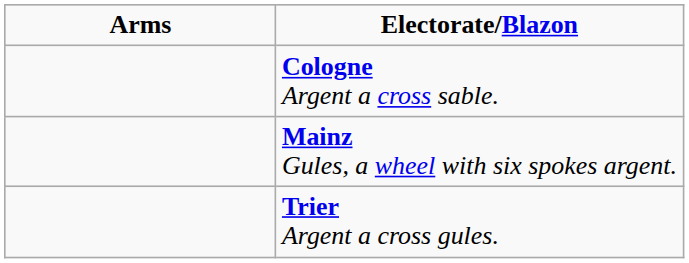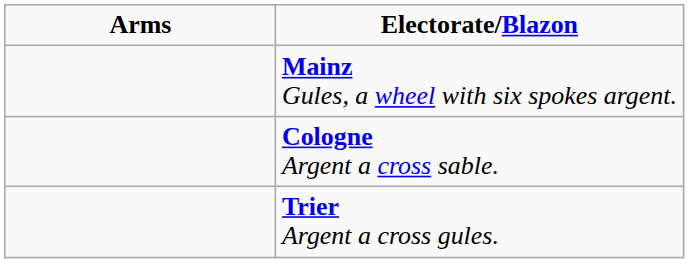rows swapped: (390, 80) <-> (479, 151)
